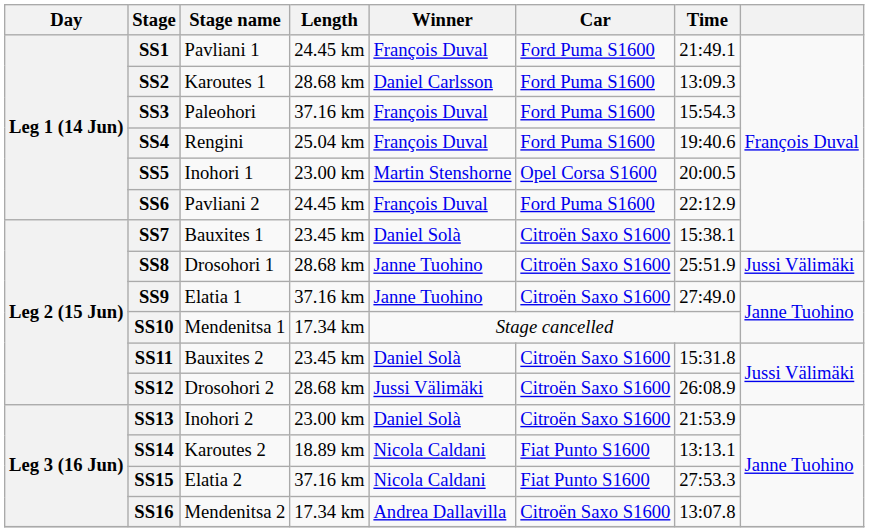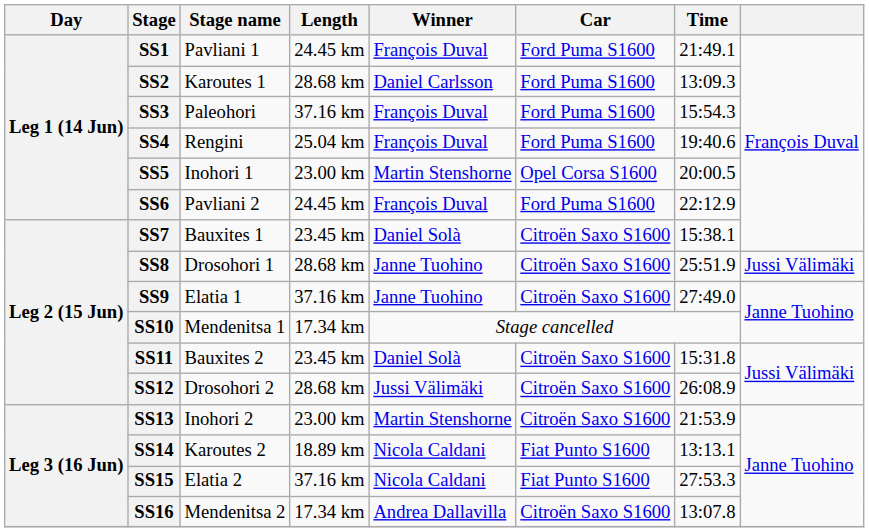(417, 419) Daniel Solà -> (442, 419) Martin Stenshorne
